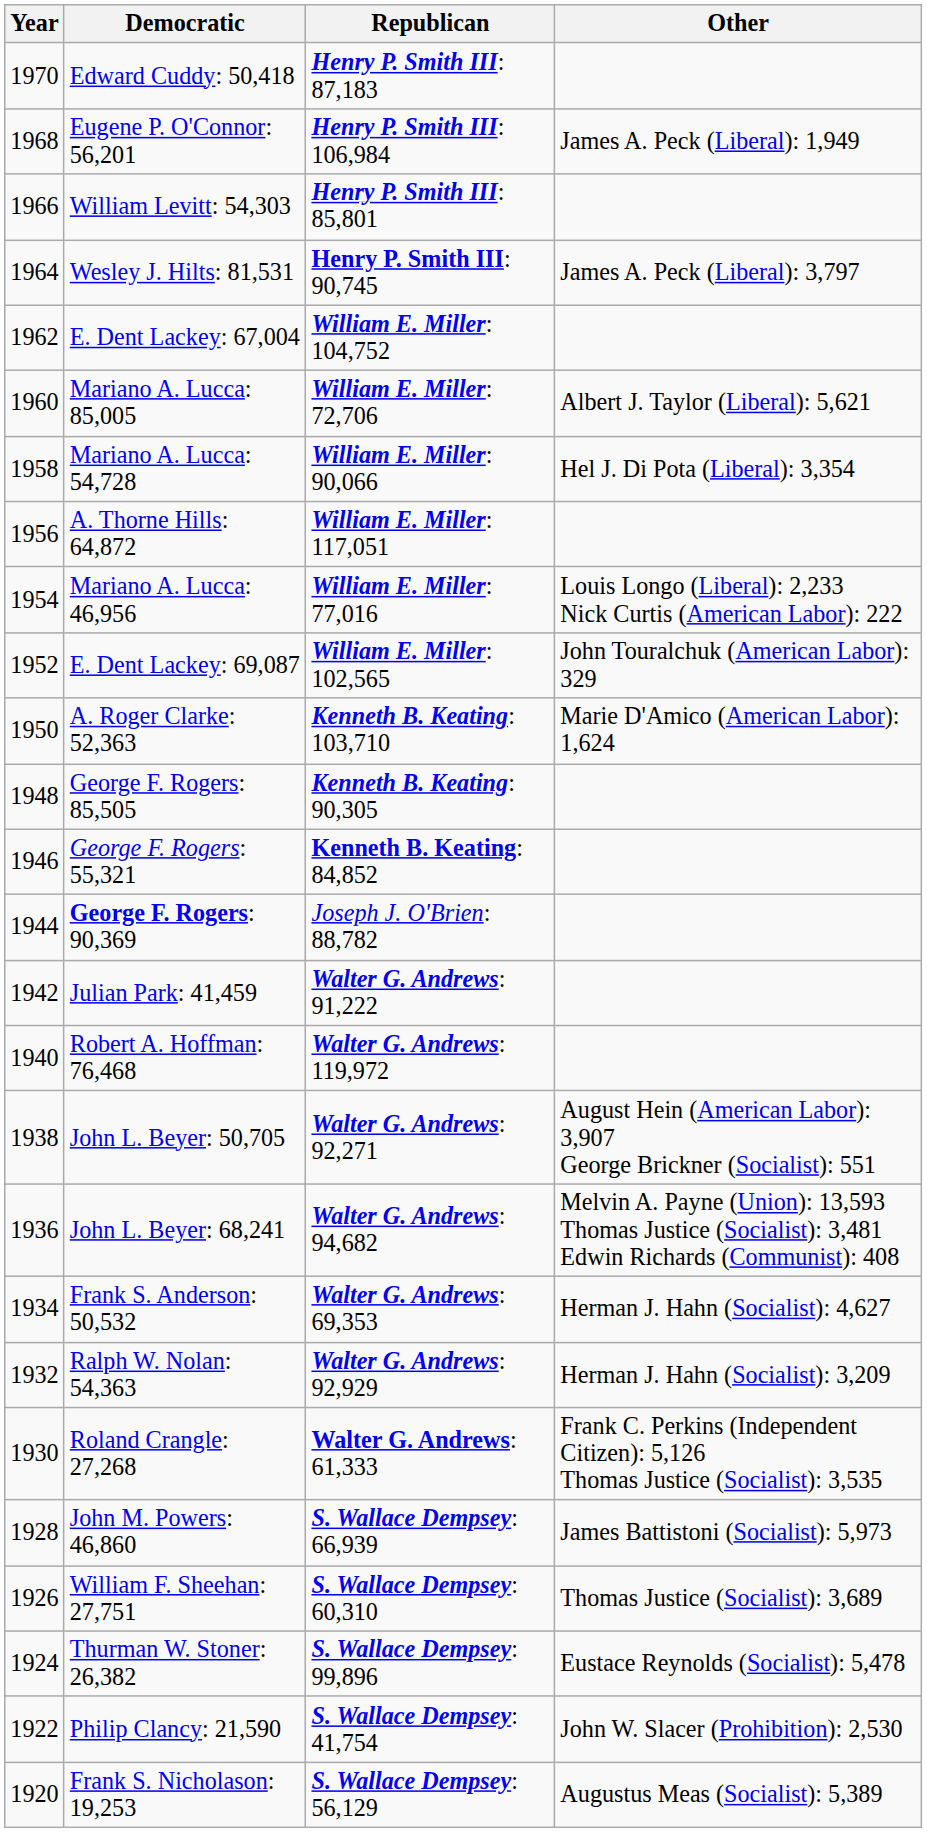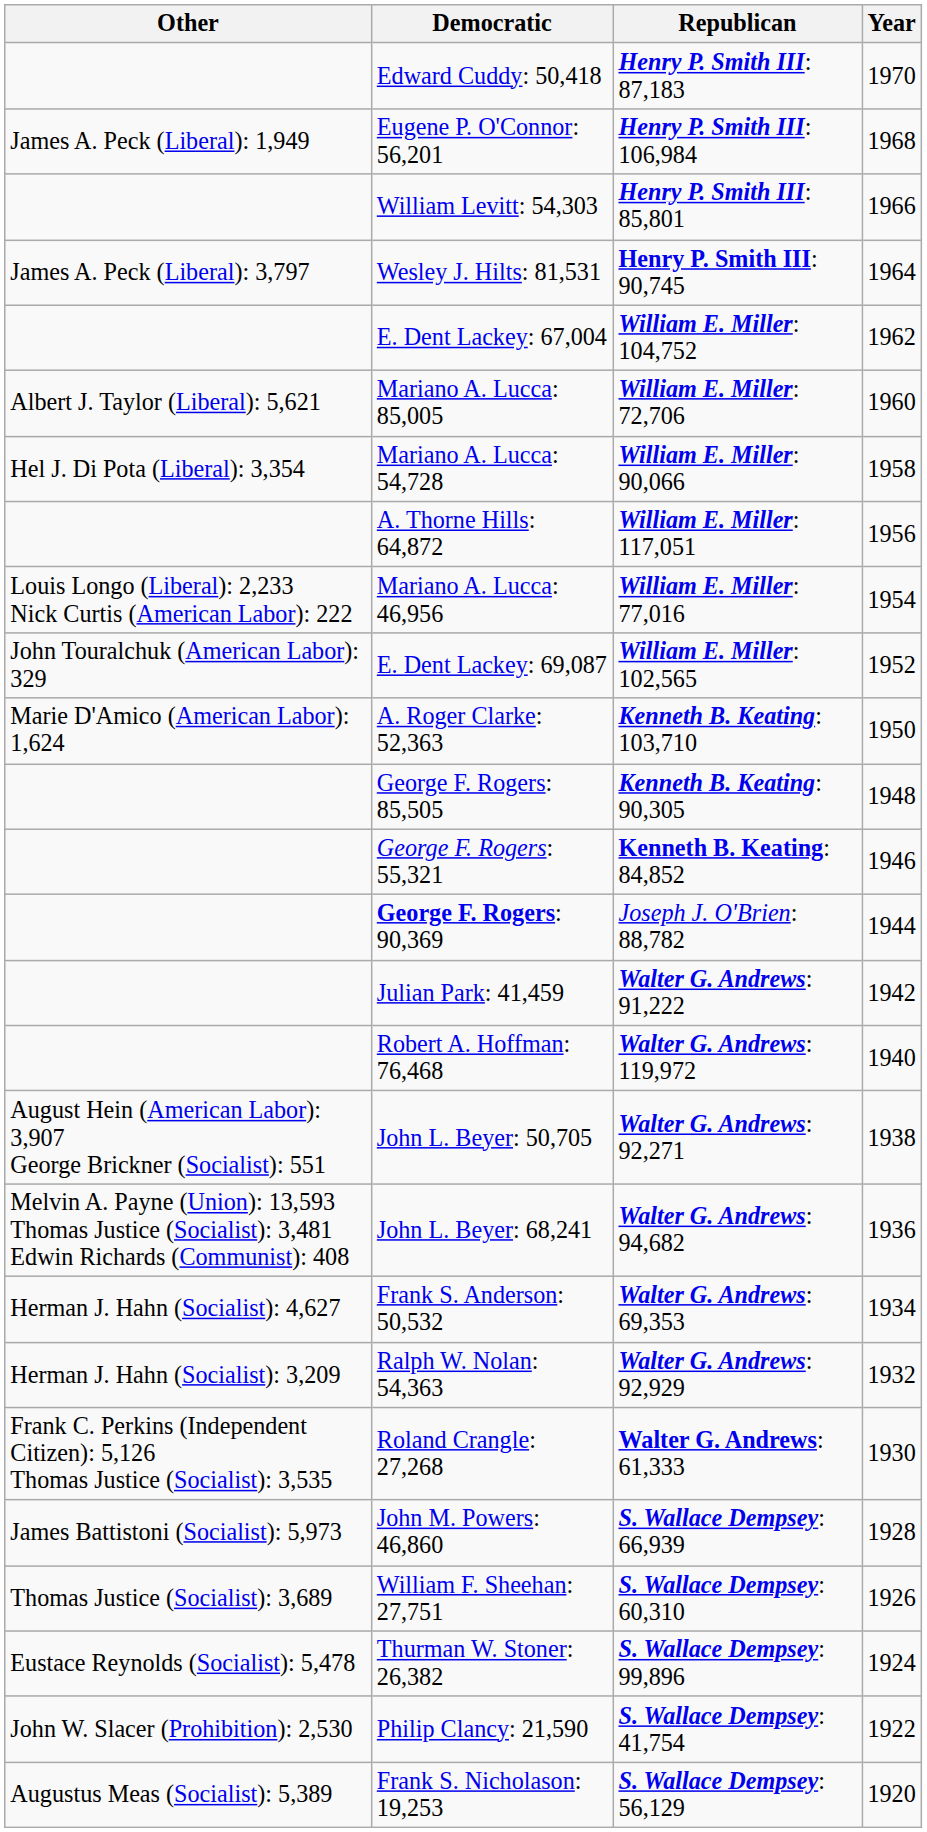columns swapped: (34, 23) <-> (738, 23)
